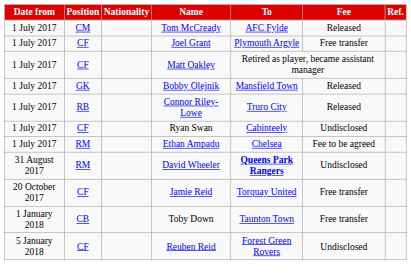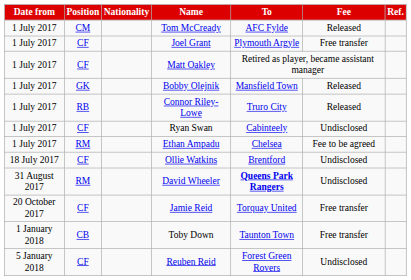+ row: (191, 160)
